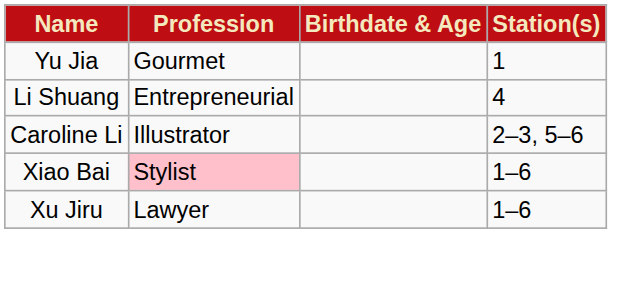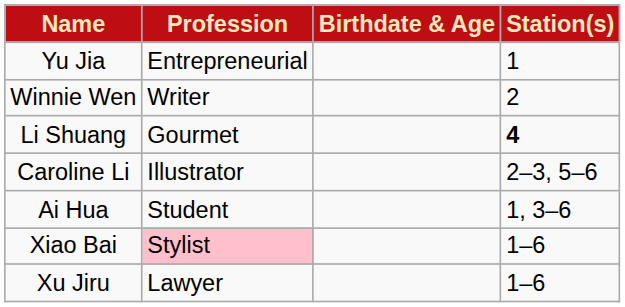(179, 61) Gourmet -> (228, 61) Entrepreneurial
+ row: (73, 98)
(214, 98) Entrepreneurial -> (193, 135) Gourmet
(499, 98) normal -> (513, 135) bold
+ row: (73, 209)
